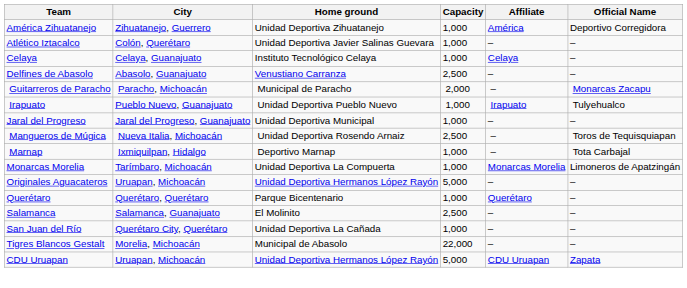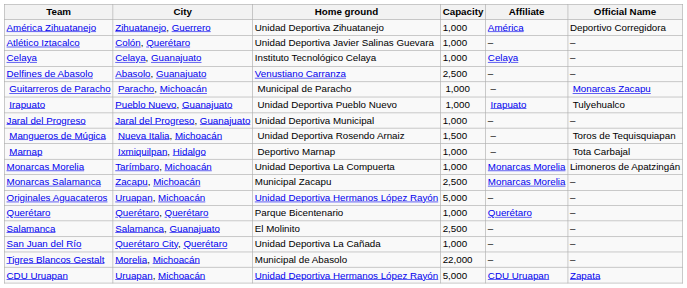(456, 89) 2,000 -> (456, 89) 1,000
(456, 136) 2,500 -> (456, 136) 1,500
+ row: (54, 182)
